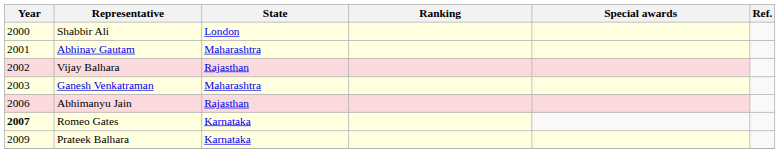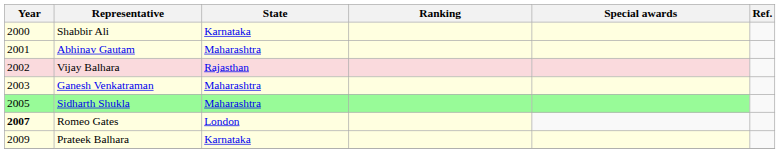(222, 31) London -> (228, 31) Karnataka
+ row: (93, 103)
- row: (94, 103)
(228, 121) Karnataka -> (222, 121) London
